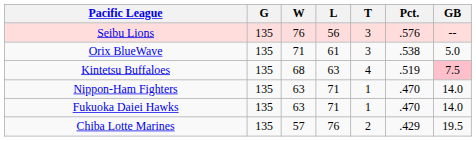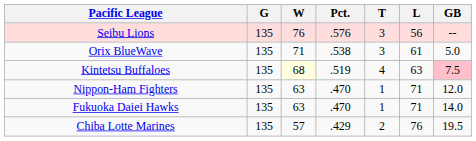columns swapped: (333, 13) <-> (410, 13)
(299, 70) no background -> (299, 70) lightyellow background
(453, 88) 14.0 -> (453, 88) 12.0
